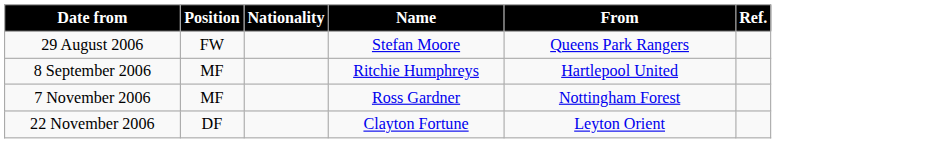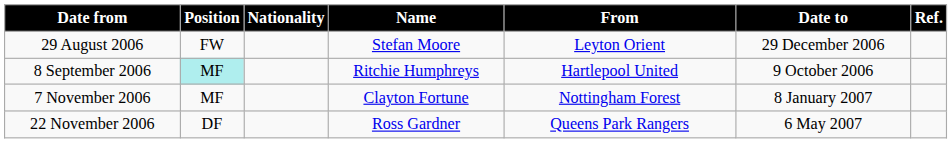+ column: (823, 18)
(620, 44) Queens Park Rangers -> (620, 44) Leyton Orient
(212, 71) no background -> (212, 71) paleturquoise background
(416, 97) Ross Gardner -> (416, 97) Clayton Fortune
(416, 124) Clayton Fortune -> (416, 124) Ross Gardner
(620, 124) Leyton Orient -> (620, 124) Queens Park Rangers
